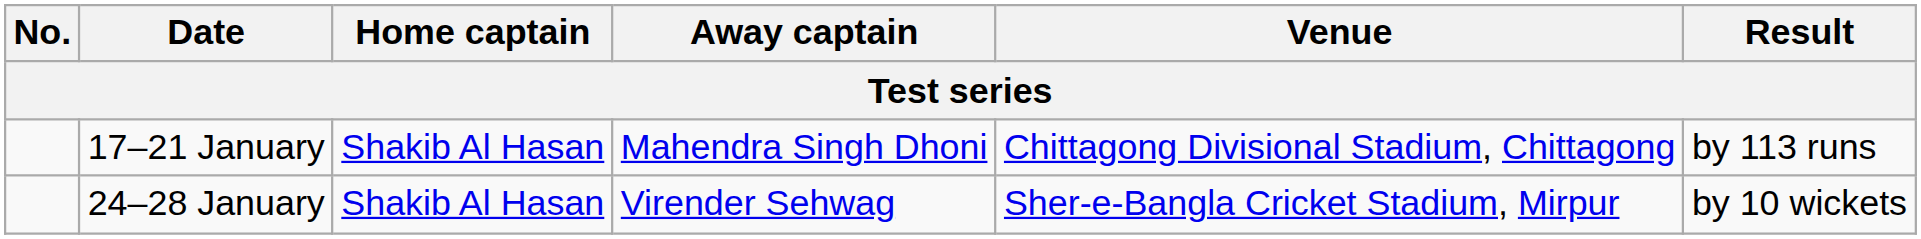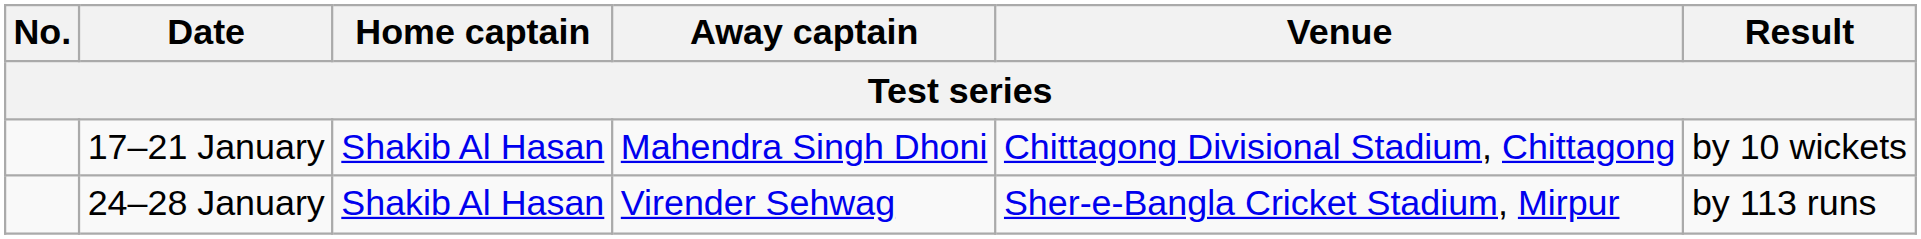(1784, 146) by 113 runs -> (1799, 146) by 10 wickets
(1799, 203) by 10 wickets -> (1784, 203) by 113 runs
